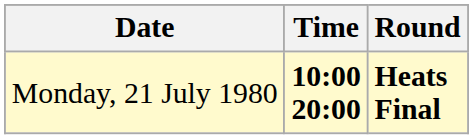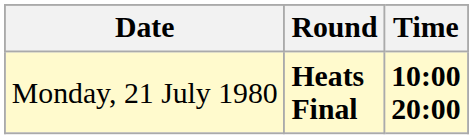columns swapped: (326, 28) <-> (418, 28)
